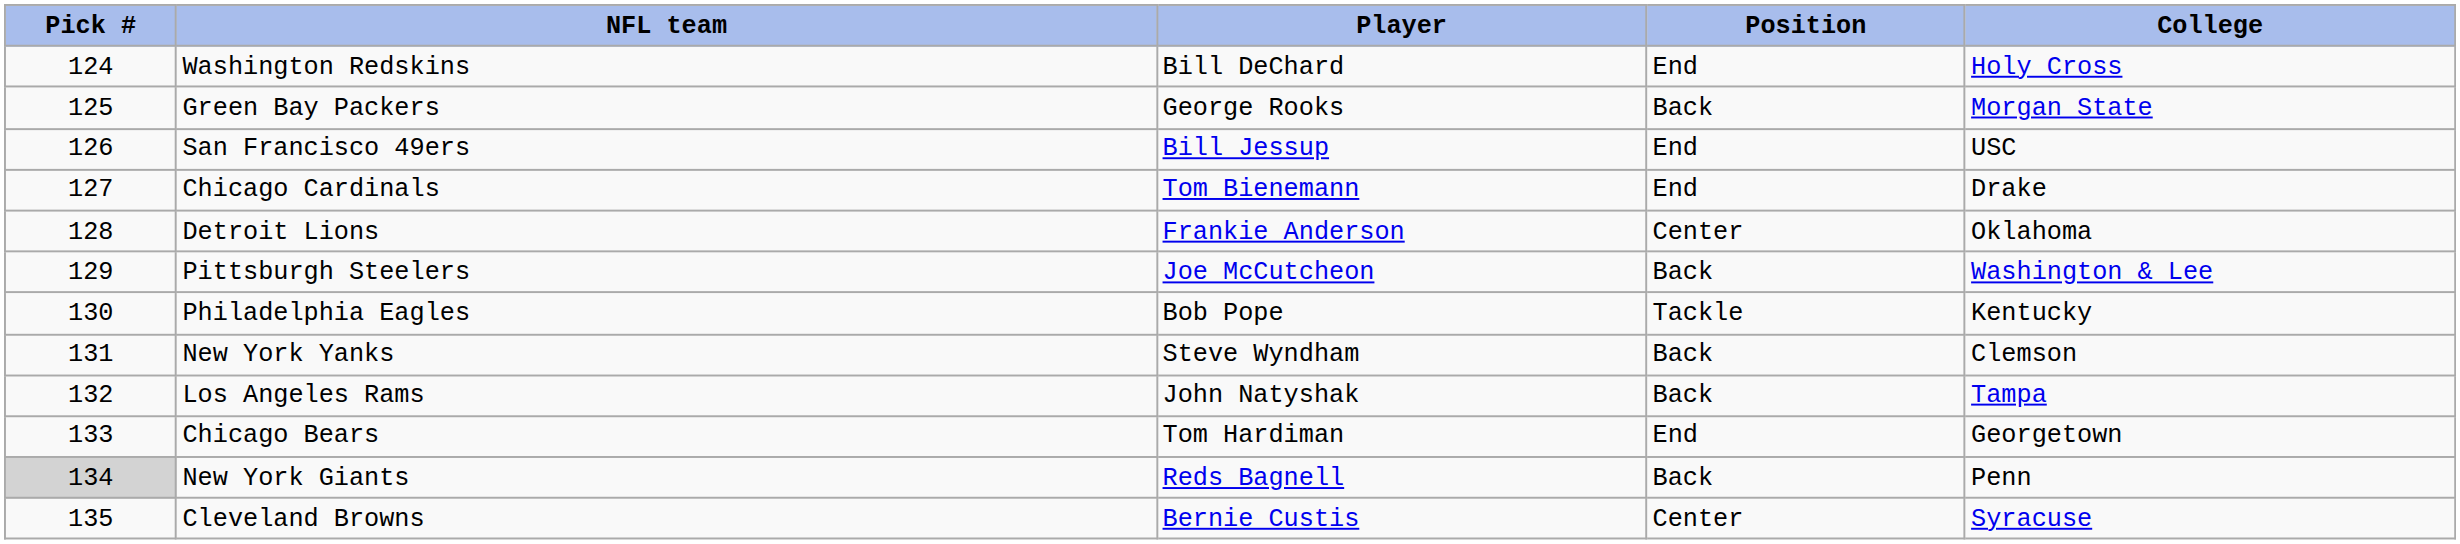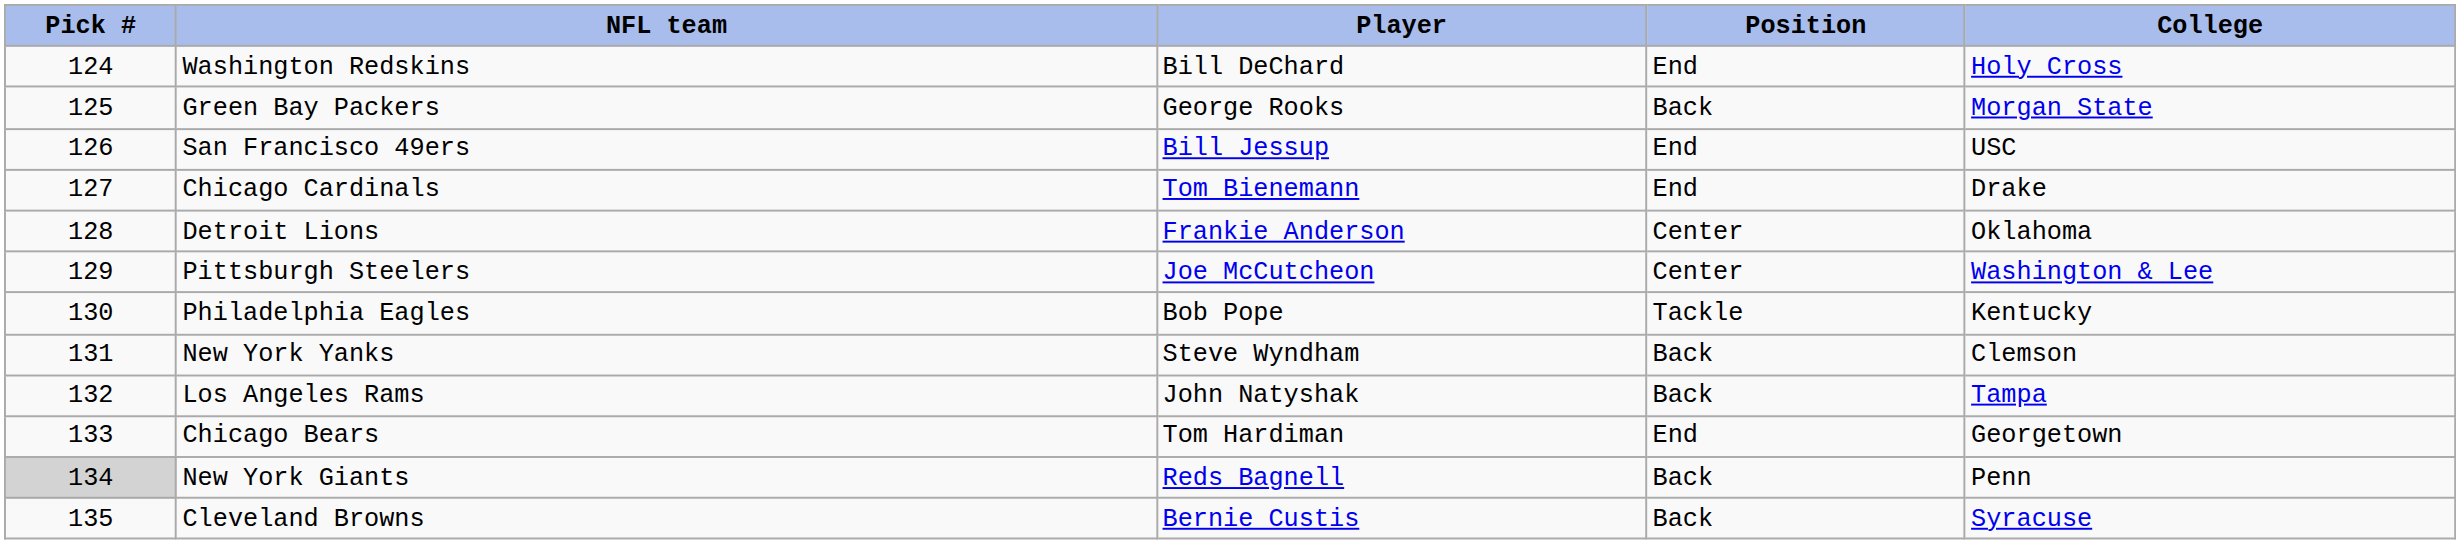(1683, 272) Back -> (1698, 272) Center
(1698, 519) Center -> (1683, 519) Back
